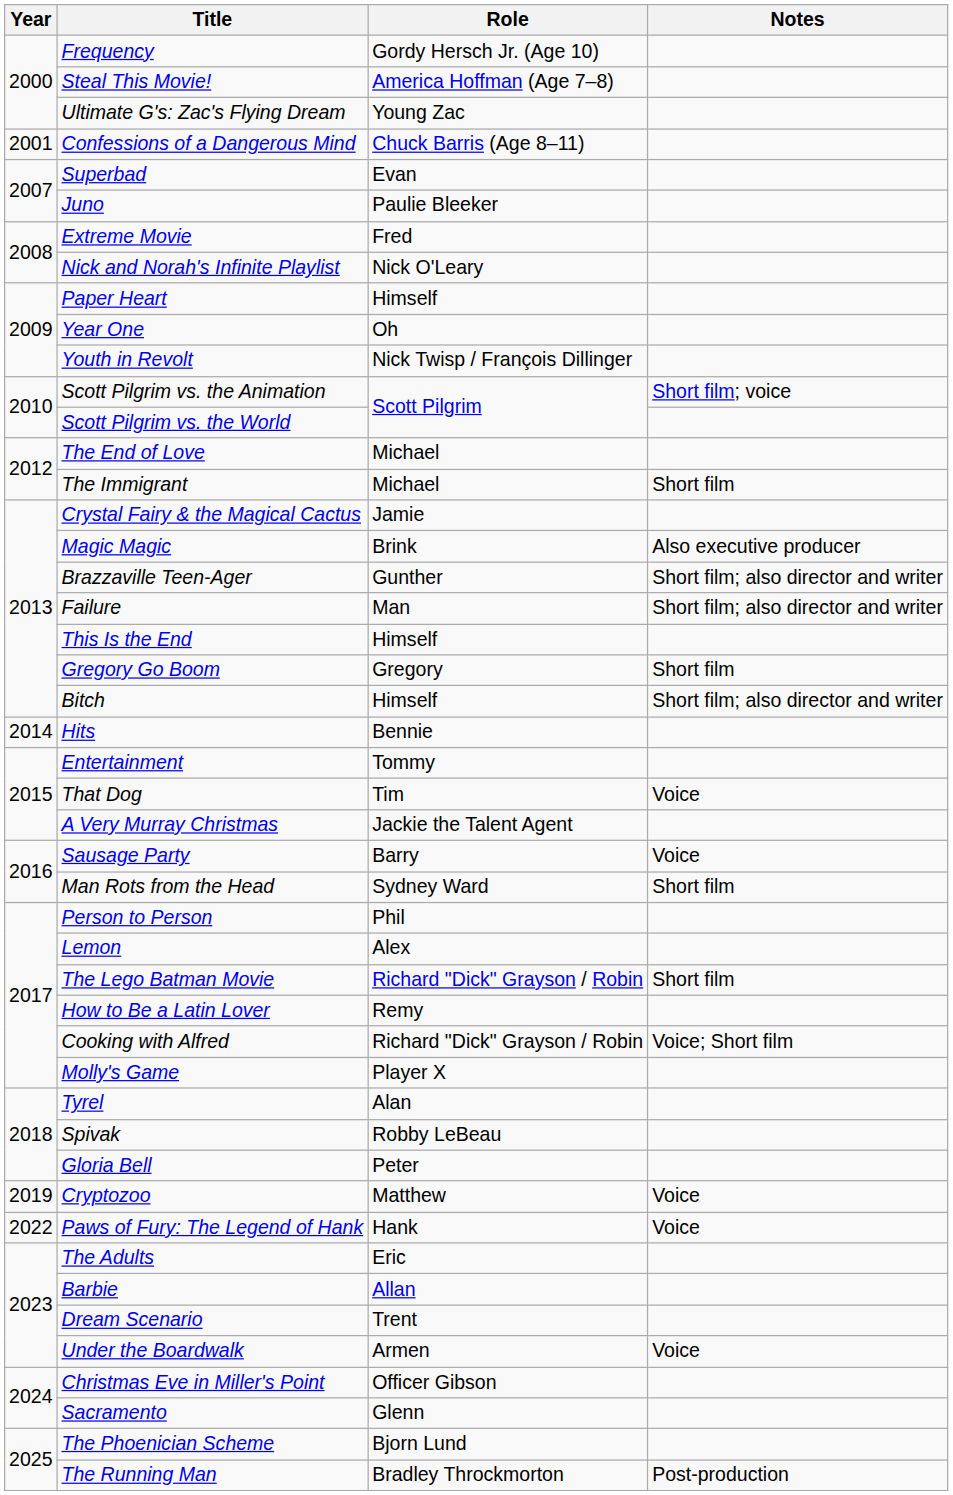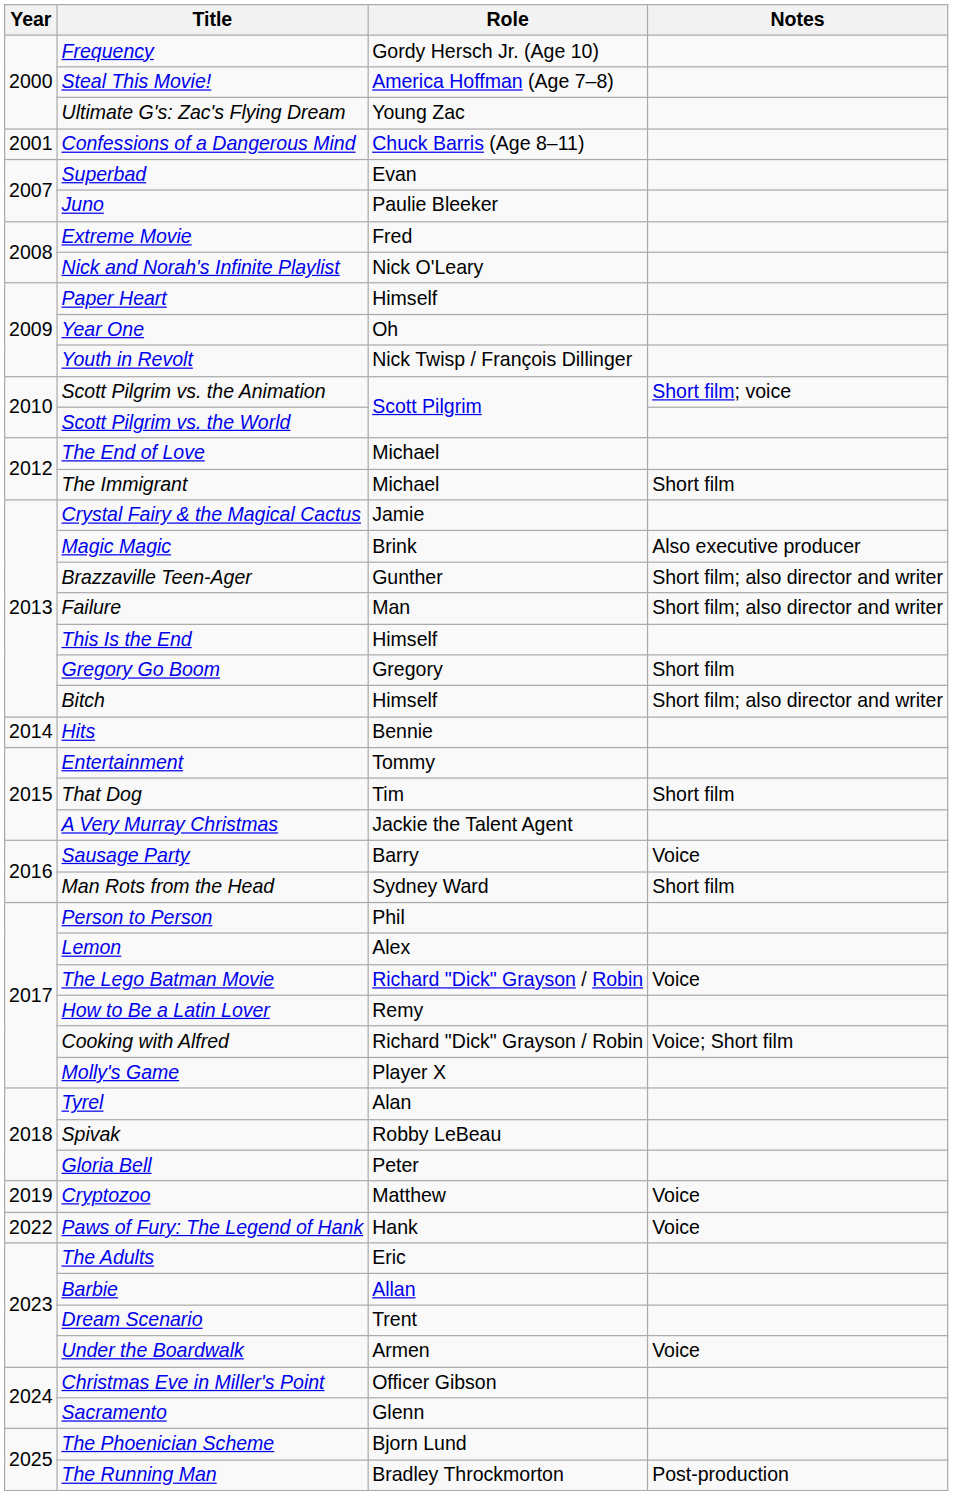(676, 793) Voice -> (693, 793) Short film
(693, 979) Short film -> (676, 979) Voice
